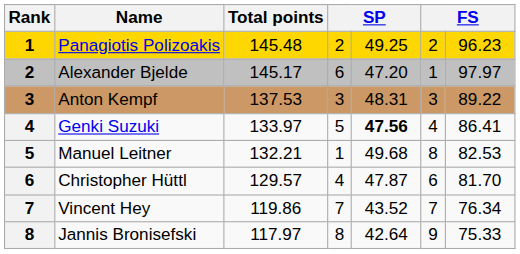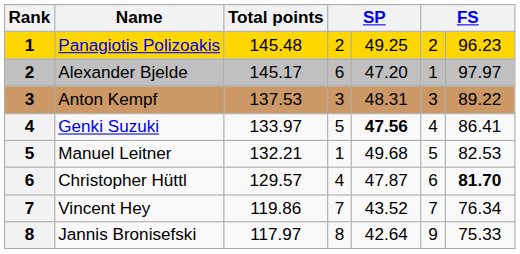(433, 153) 8 -> (433, 153) 5
(480, 180) normal -> (480, 180) bold
